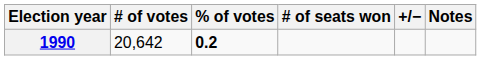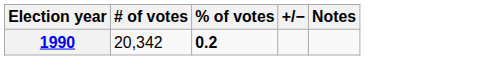- column: (336, 17)
(138, 42) 20,642 -> (138, 42) 20,342
